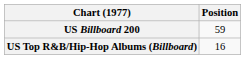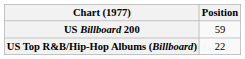(220, 46) 16 -> (220, 46) 22
